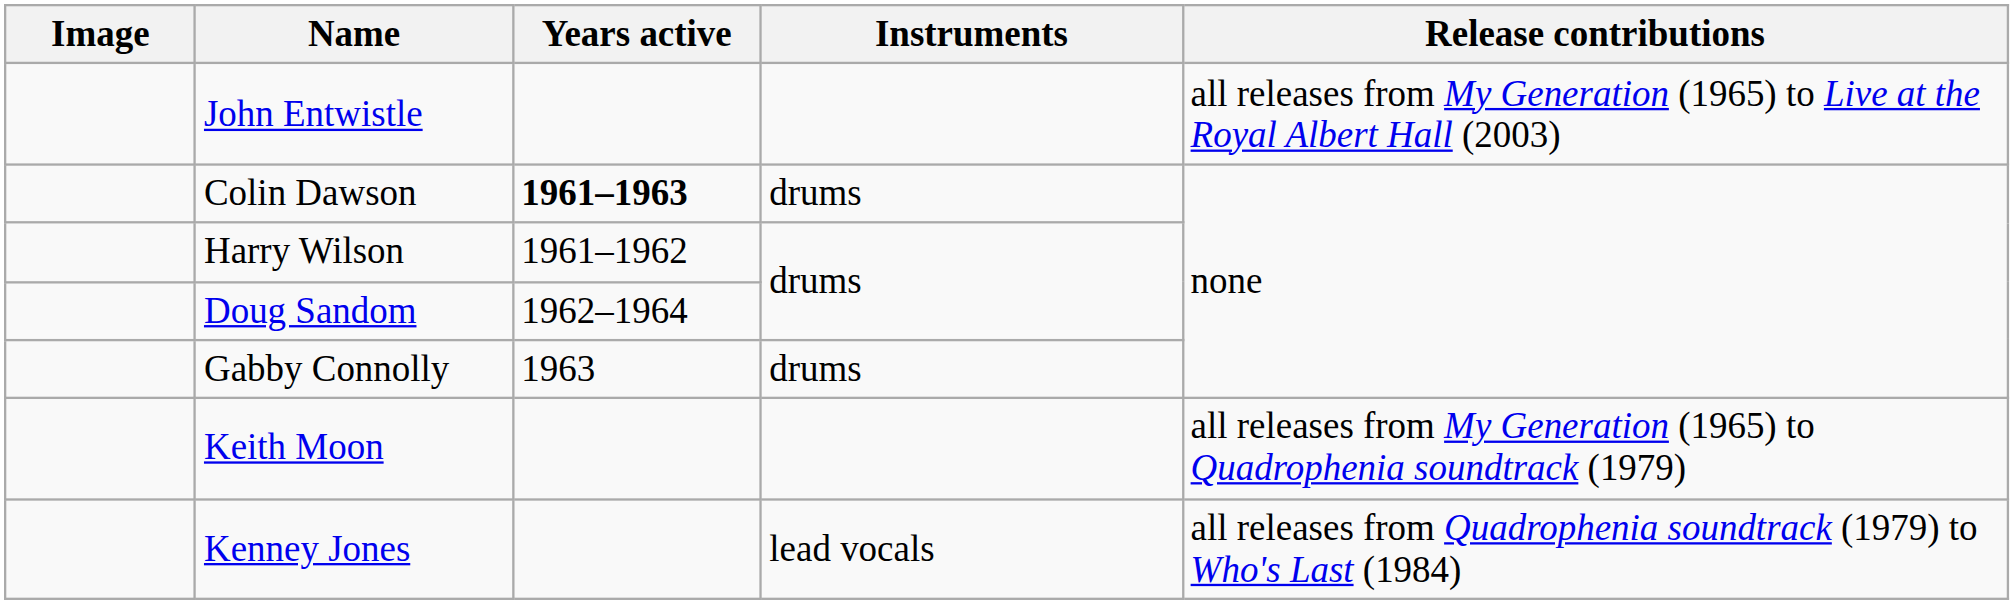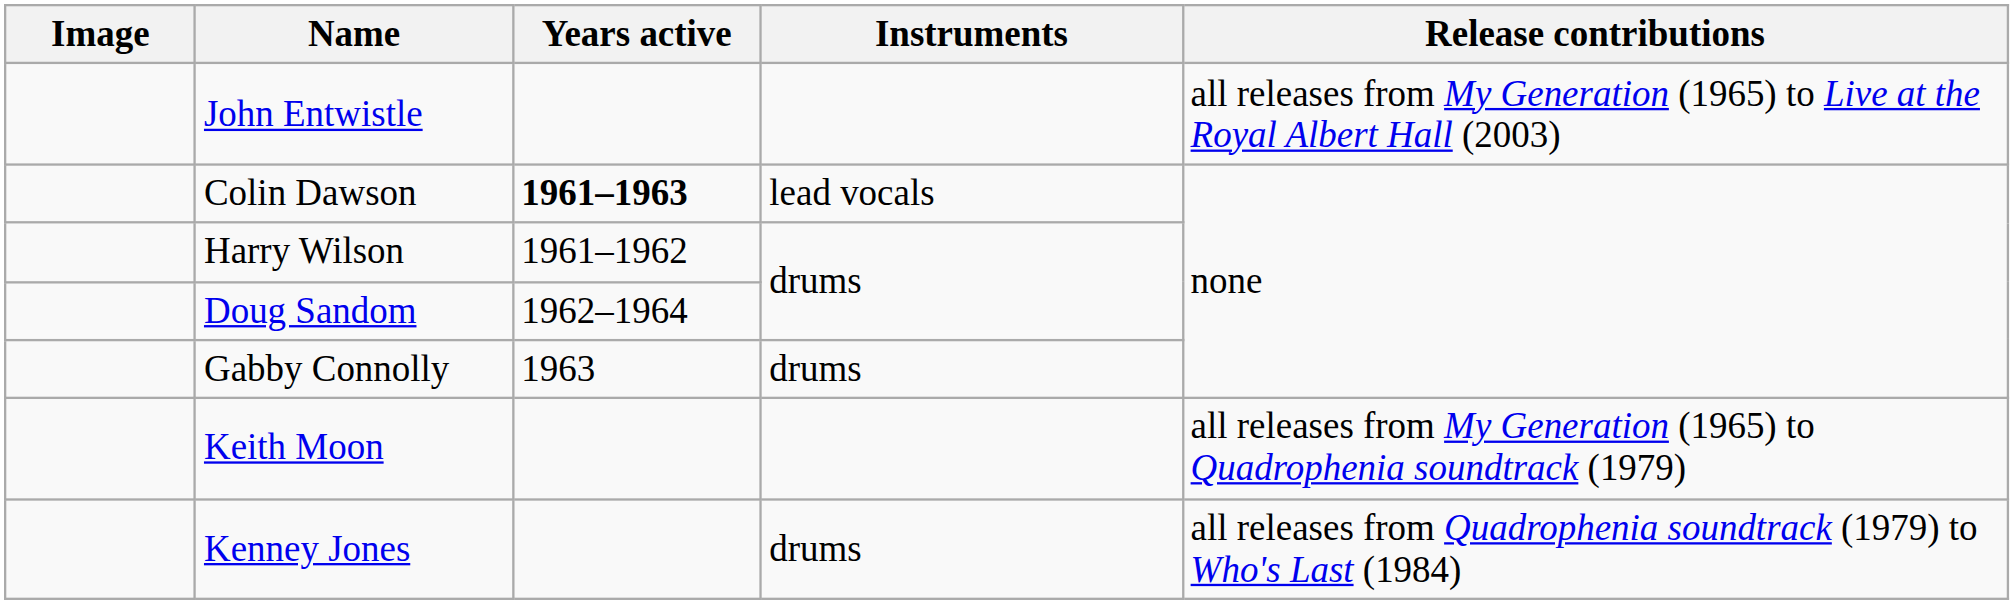(816, 192) drums -> (852, 192) lead vocals
(852, 548) lead vocals -> (816, 548) drums
